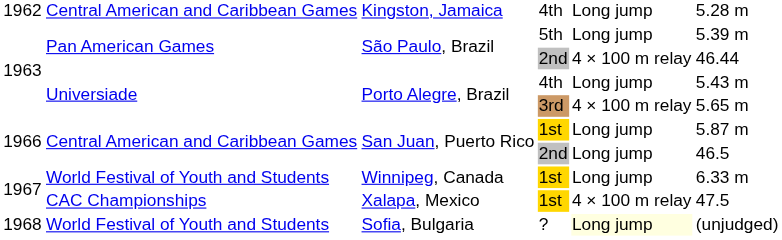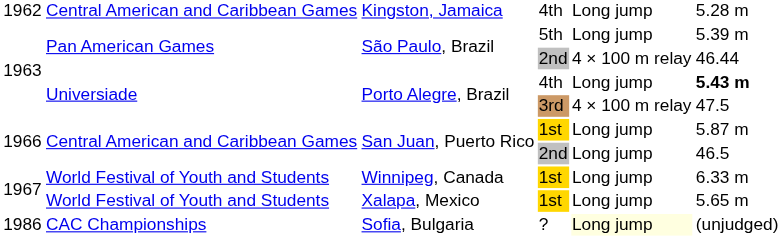(722, 82) normal -> (723, 82) bold
(722, 105) 5.65 m -> (713, 105) 47.5
(126, 201) CAC Championships -> (188, 201) World Festival of Youth and Students
(632, 201) 4 × 100 m relay -> (612, 201) Long jump
(713, 201) 47.5 -> (722, 201) 5.65 m
(22, 224) 1968 -> (22, 224) 1986
(188, 224) World Festival of Youth and Students -> (126, 224) CAC Championships
